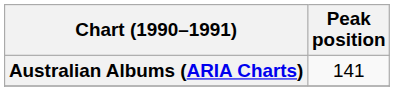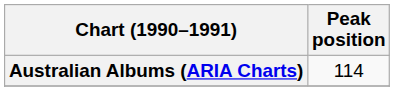(349, 70) 141 -> (349, 70) 114
